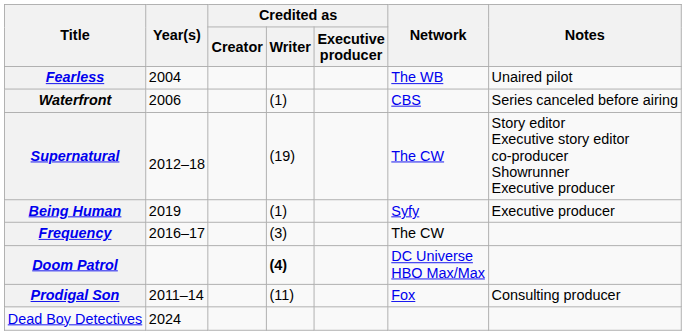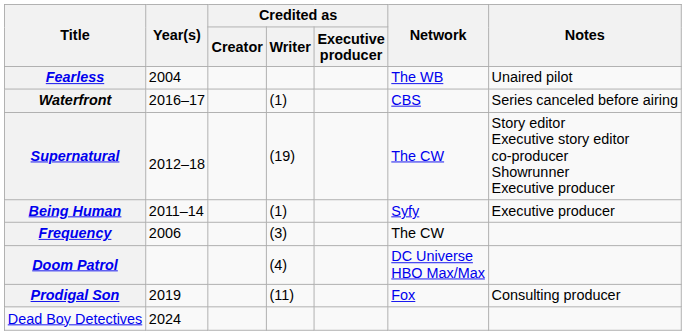(165, 100) 2006 -> (177, 100) 2016–17
(165, 211) 2019 -> (176, 211) 2011–14
(177, 233) 2016–17 -> (165, 233) 2006
(278, 264) bold -> (278, 264) normal
(176, 295) 2011–14 -> (165, 295) 2019
